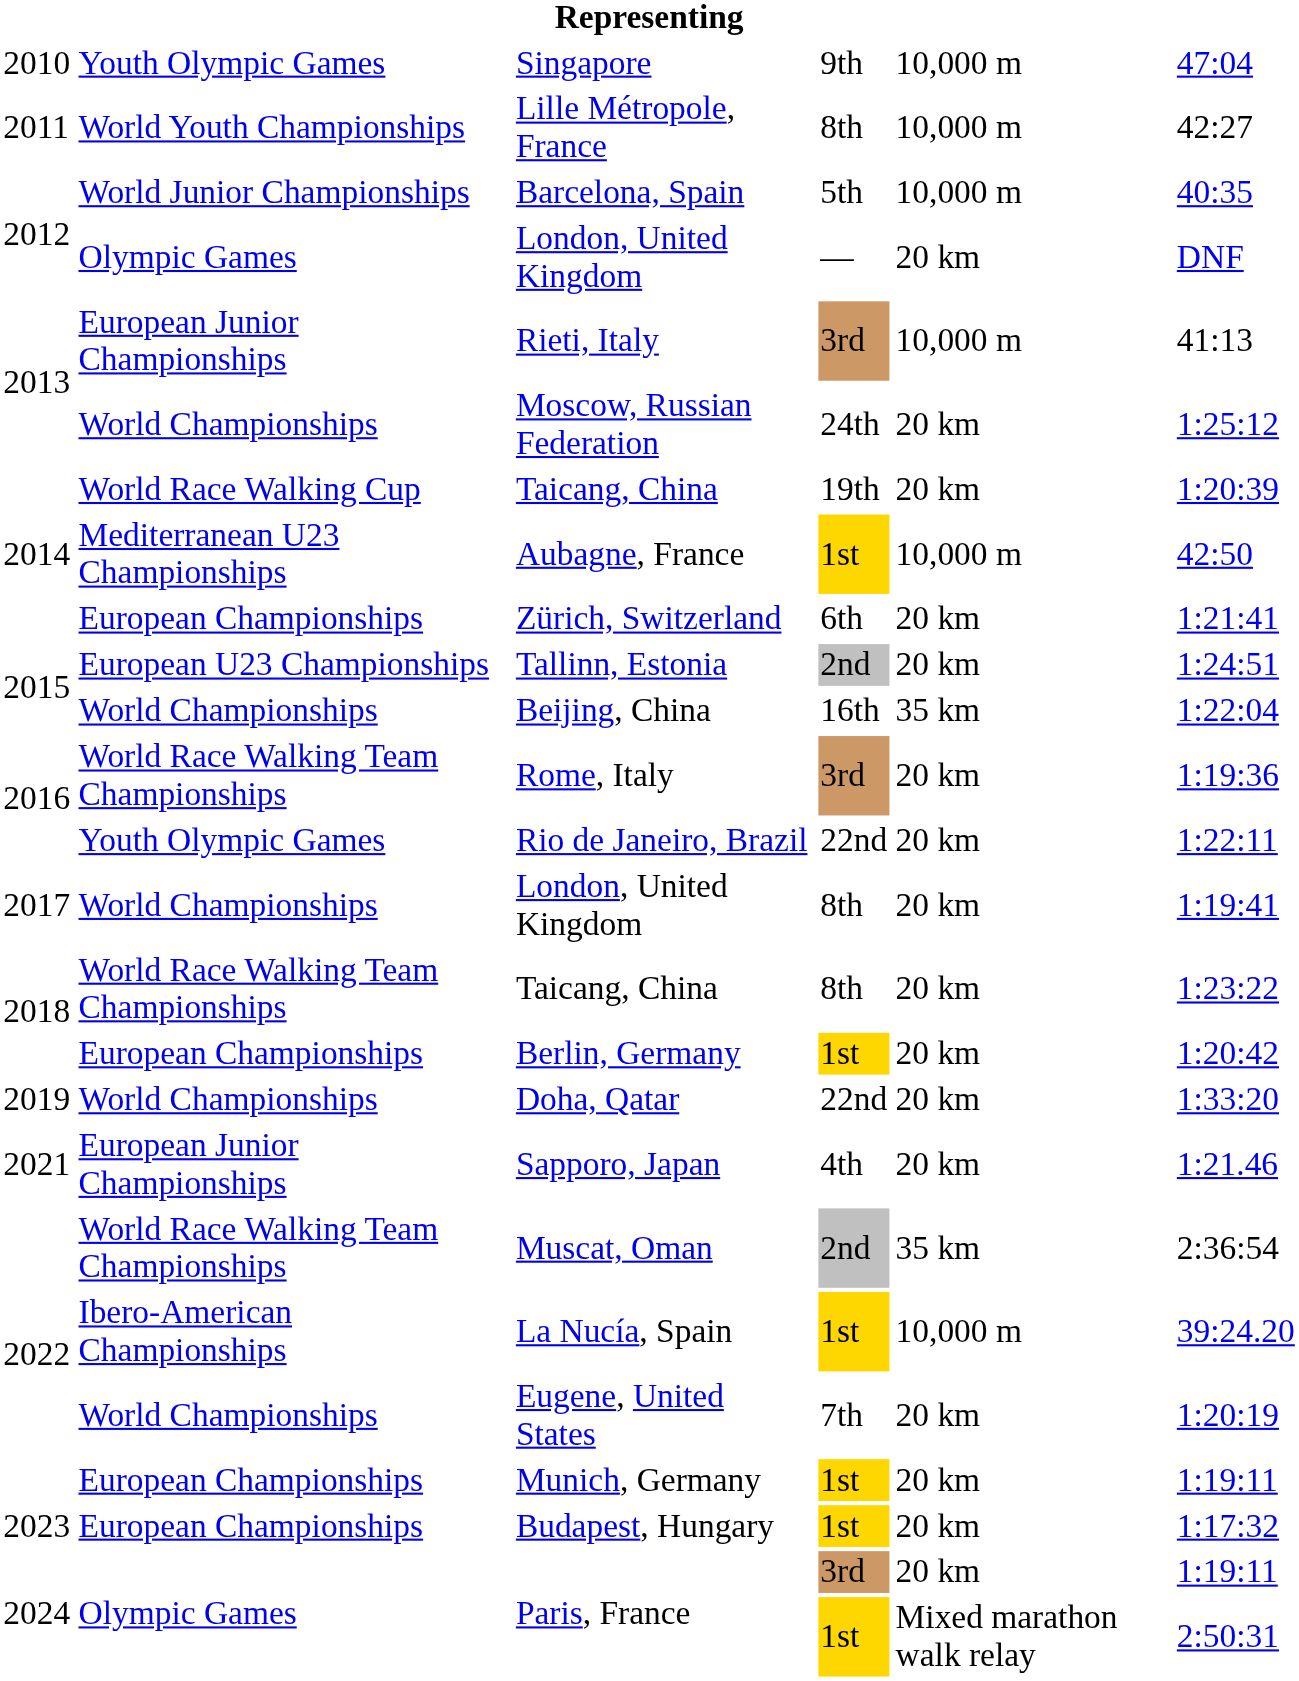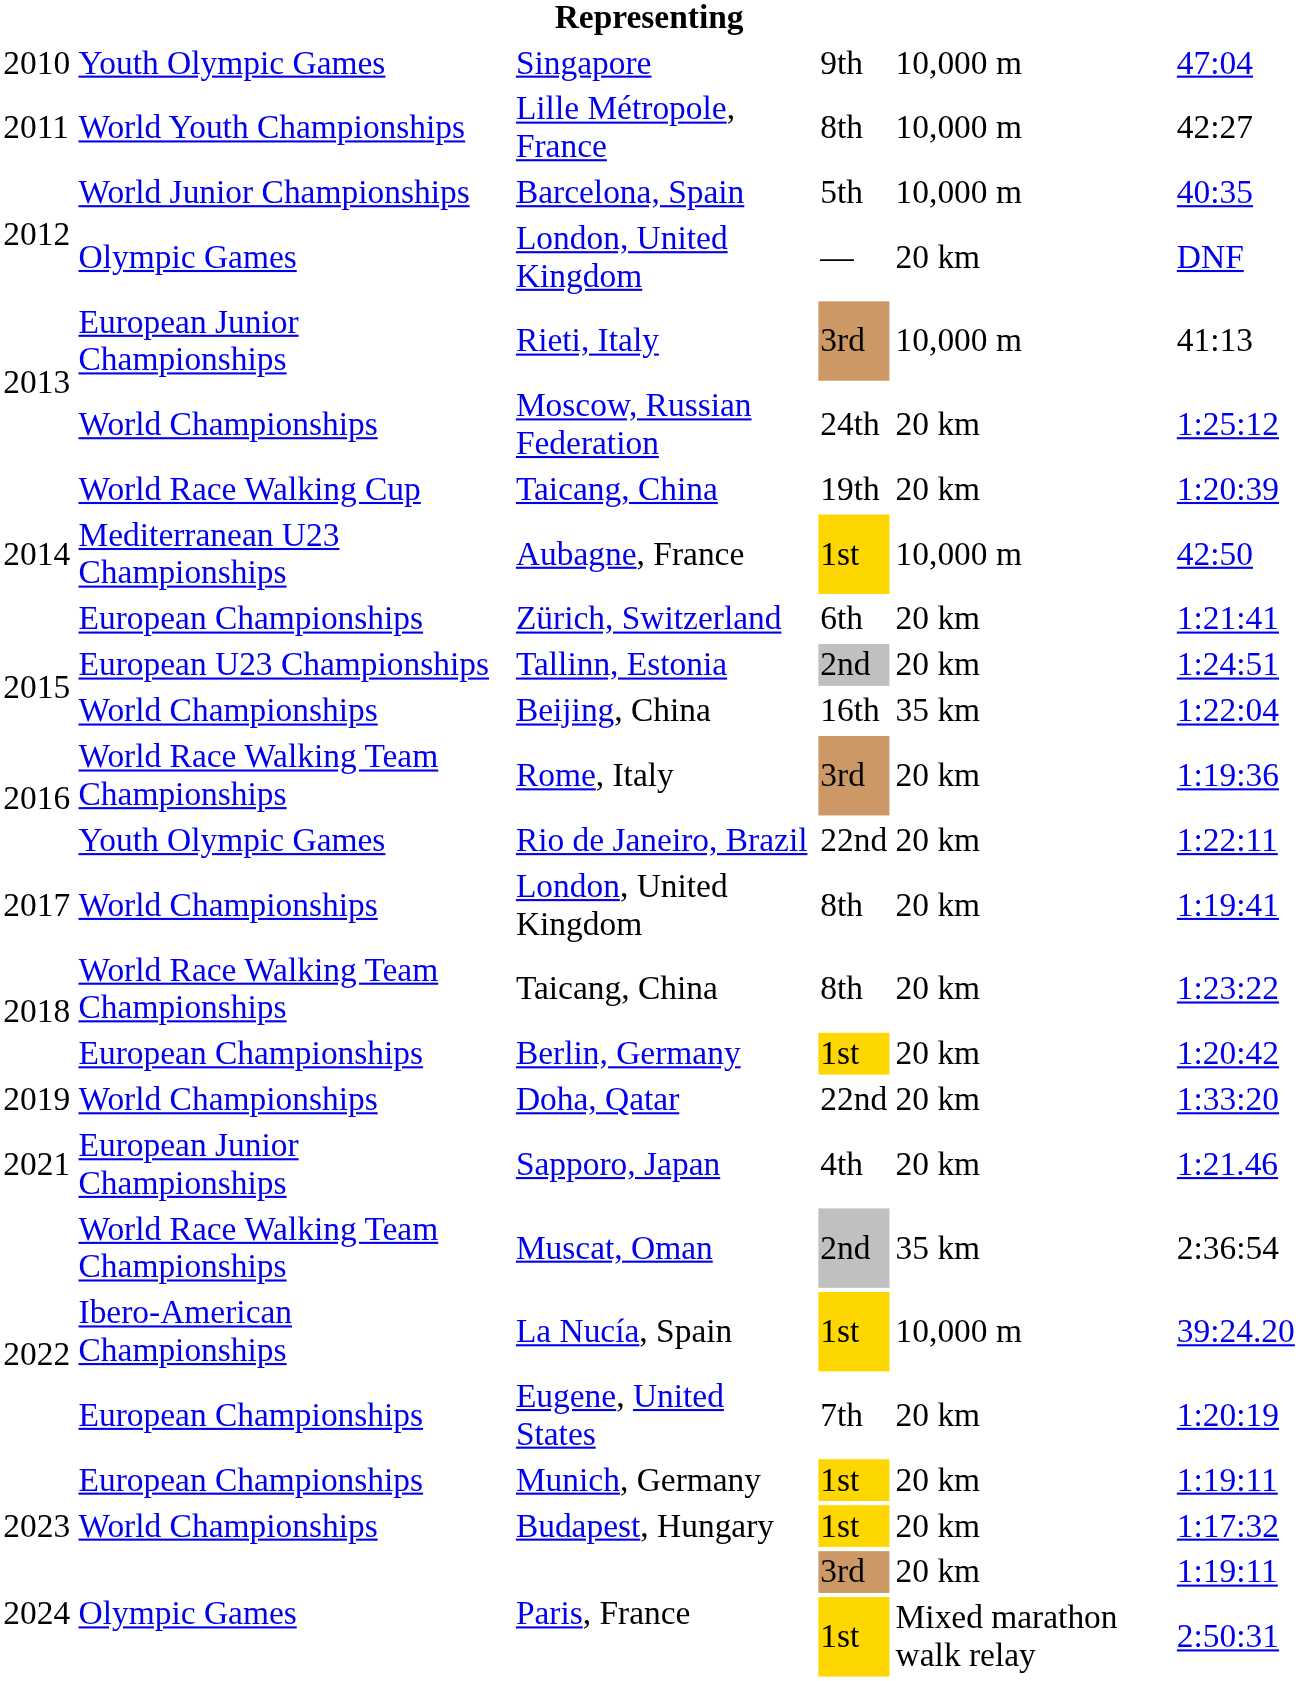(228, 1414) World Championships -> (251, 1414) European Championships
(251, 1525) European Championships -> (228, 1525) World Championships
